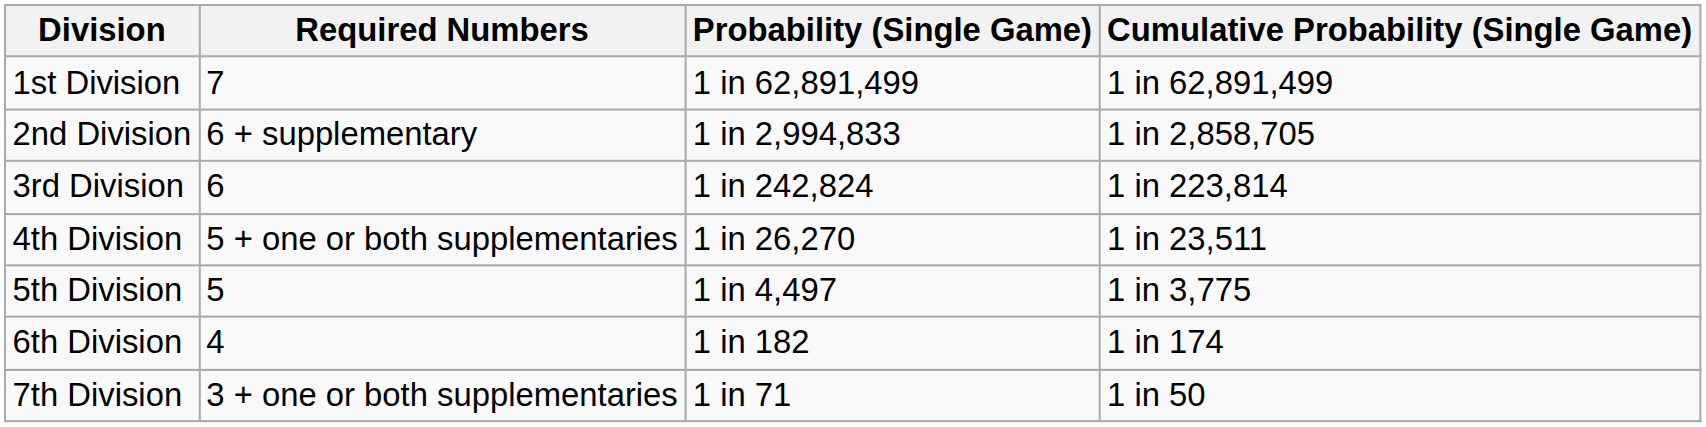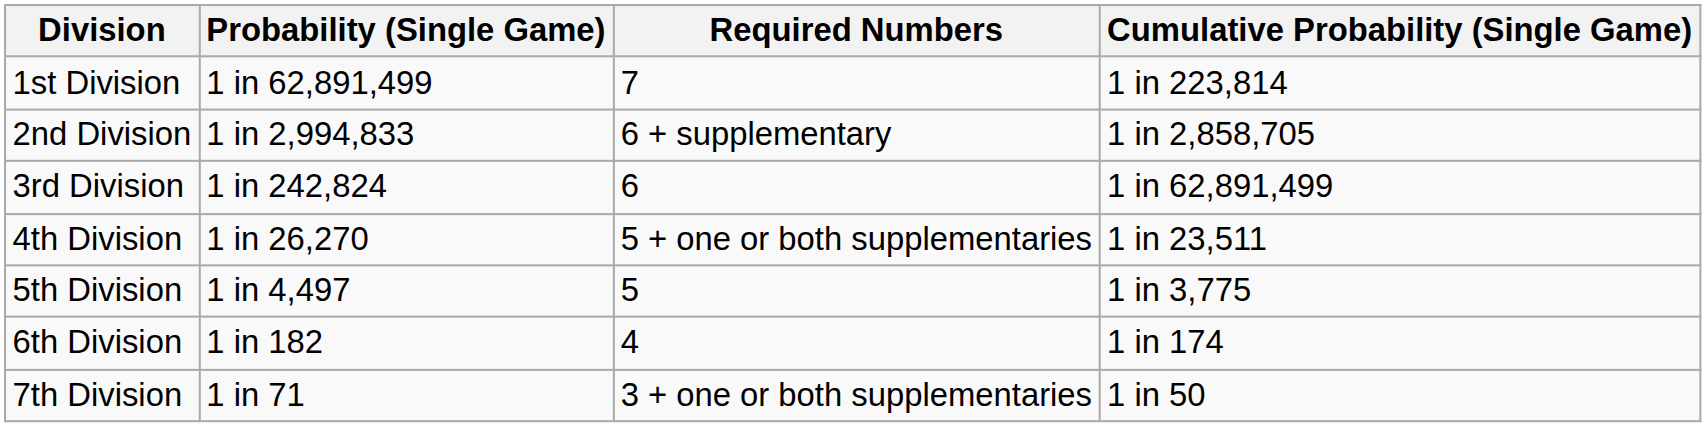columns swapped: (442, 30) <-> (892, 30)
(1220, 82) 1 in 62,891,499 -> (1197, 82) 1 in 223,814
(1197, 186) 1 in 223,814 -> (1220, 186) 1 in 62,891,499
